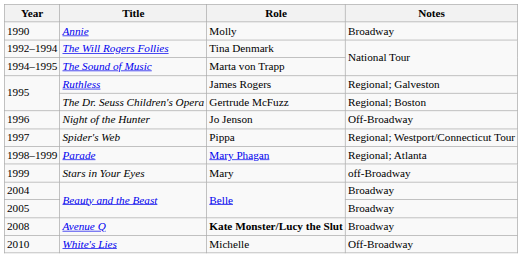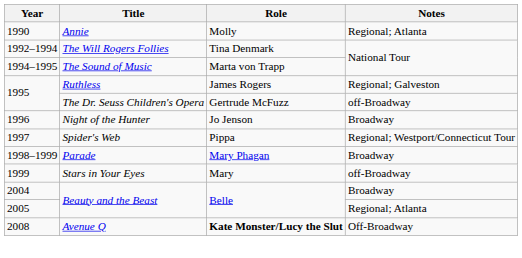(371, 31) Broadway -> (387, 31) Regional; Atlanta
(387, 102) Regional; Boston -> (379, 102) off-Broadway
(381, 119) Off-Broadway -> (371, 119) Broadway
(387, 155) Regional; Atlanta -> (371, 155) Broadway
(371, 208) Broadway -> (387, 208) Regional; Atlanta
(371, 226) Broadway -> (381, 226) Off-Broadway
- row: (18, 244)
